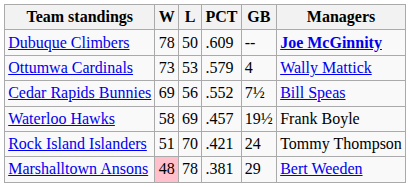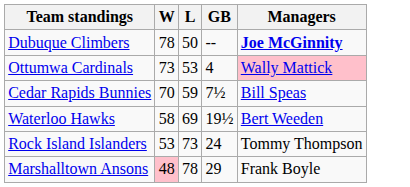- column: (221, 17)
(326, 67) no background -> (287, 67) pink background
(167, 93) 69 -> (167, 93) 70
(190, 93) 56 -> (190, 93) 59
(320, 118) Frank Boyle -> (282, 118) Bert Weeden
(167, 144) 51 -> (167, 144) 53
(190, 144) 70 -> (190, 144) 73
(321, 169) Bert Weeden -> (281, 169) Frank Boyle
